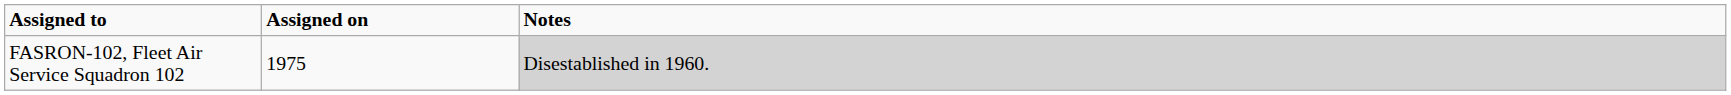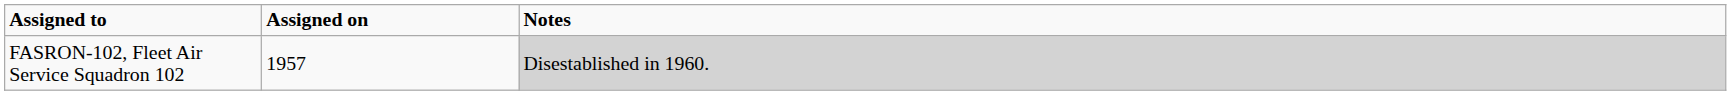(286, 62) 1975 -> (286, 62) 1957
